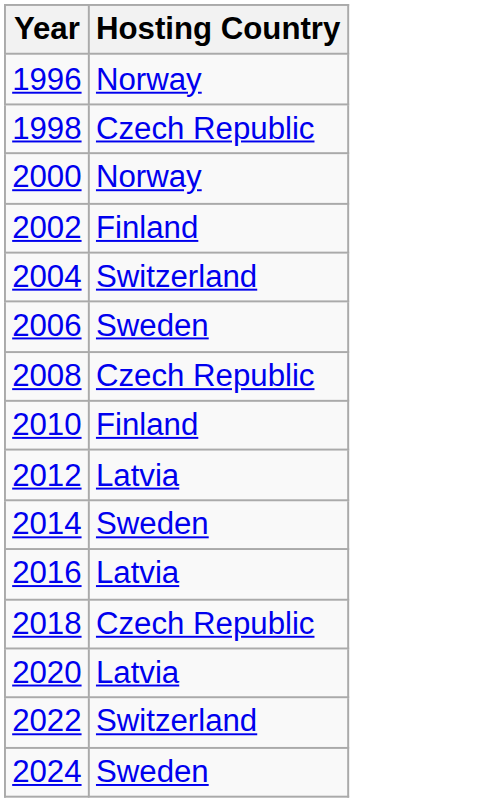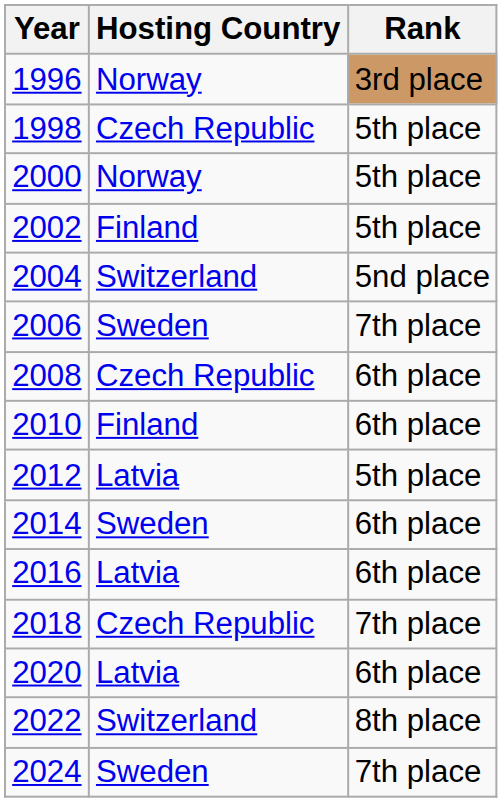+ column: (422, 29)
